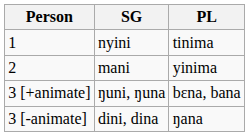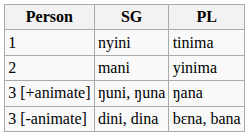(207, 93) bɛna, bana -> (188, 93) ŋana
(188, 118) ŋana -> (207, 118) bɛna, bana
